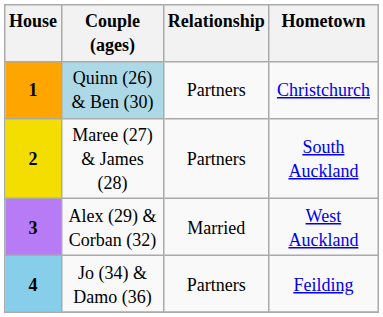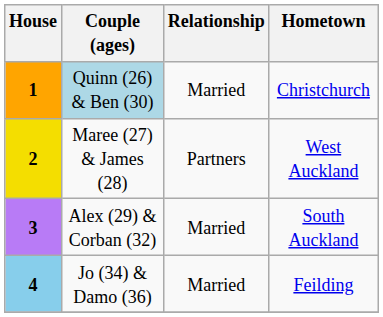(216, 90) Partners -> (216, 90) Married
(323, 158) South Auckland -> (323, 158) West Auckland
(323, 227) West Auckland -> (323, 227) South Auckland
(216, 284) Partners -> (216, 284) Married
